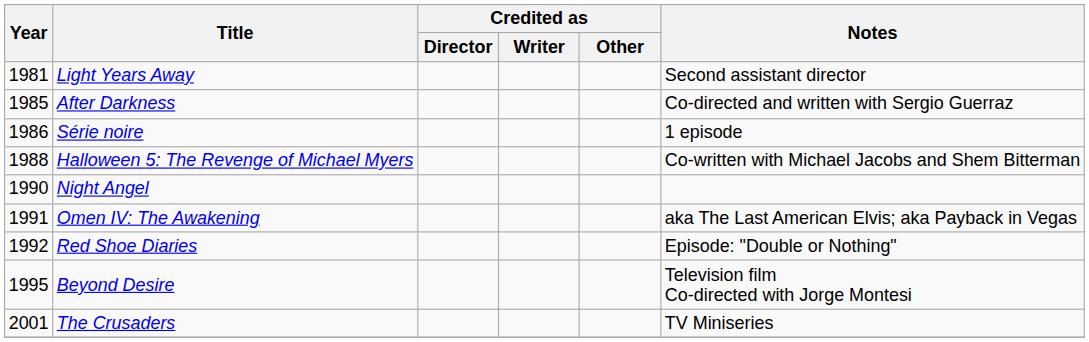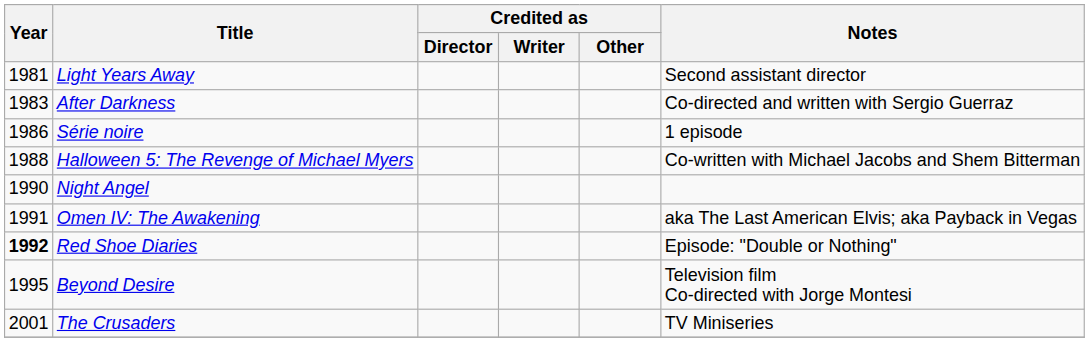(29, 103) 1985 -> (29, 103) 1983
(29, 246) normal -> (29, 246) bold
